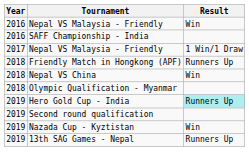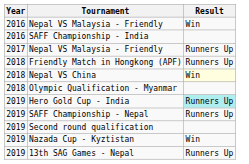(214, 50) 1 Win/1 Draw -> (209, 50) Runners Up
(193, 75) no background -> (193, 75) lightyellow background
+ row: (16, 114)
